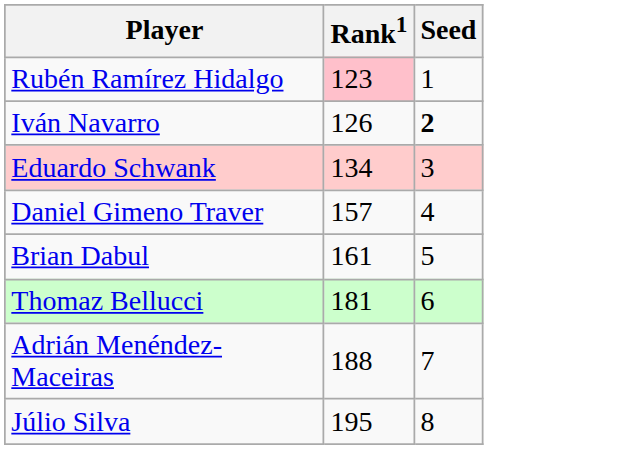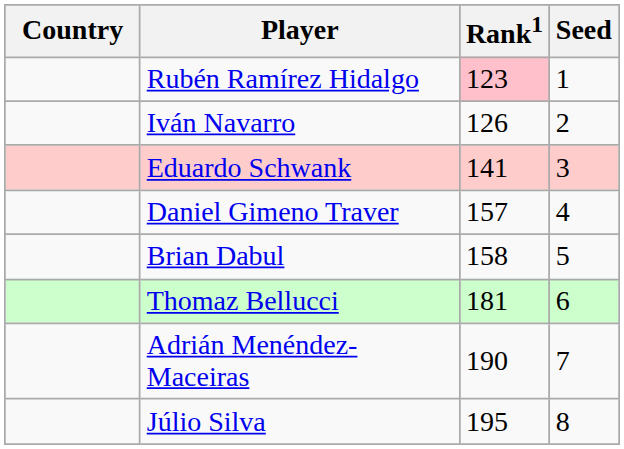+ column: (73, 30)
(427, 123) bold -> (563, 123) normal
(351, 167) 134 -> (487, 167) 141
(351, 256) 161 -> (487, 256) 158
(351, 360) 188 -> (487, 360) 190
